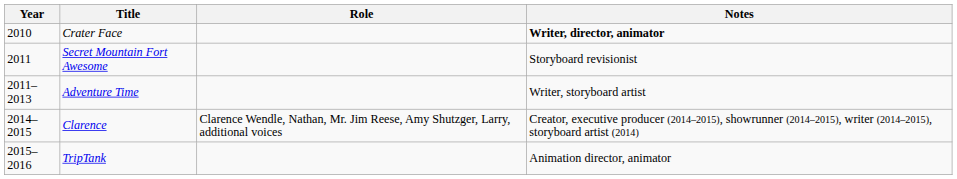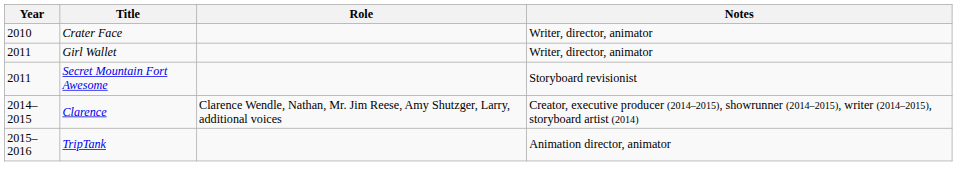(597, 33) bold -> (591, 33) normal
+ row: (89, 52)
- row: (101, 92)
